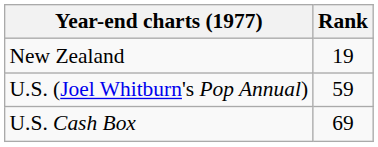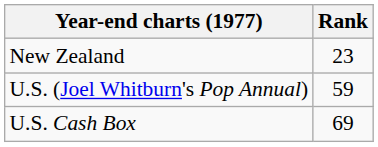(343, 55) 19 -> (343, 55) 23
